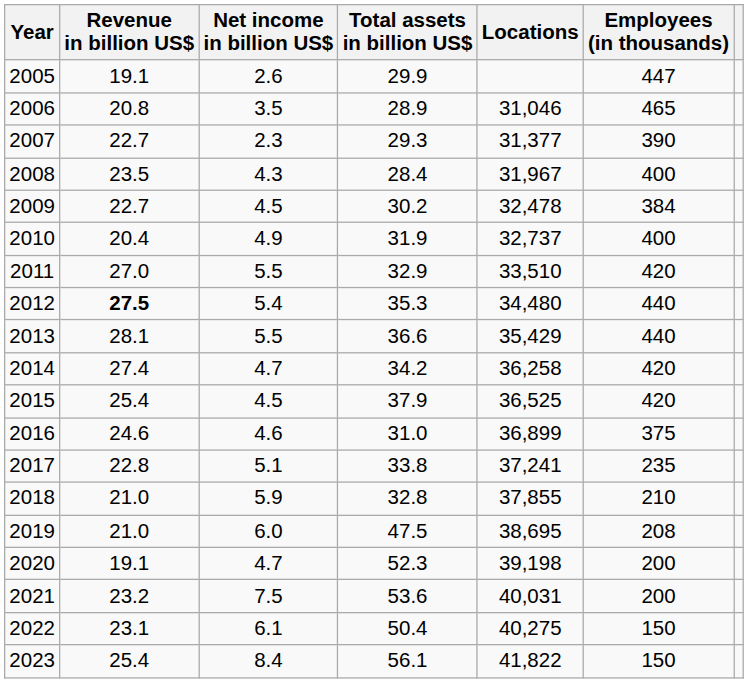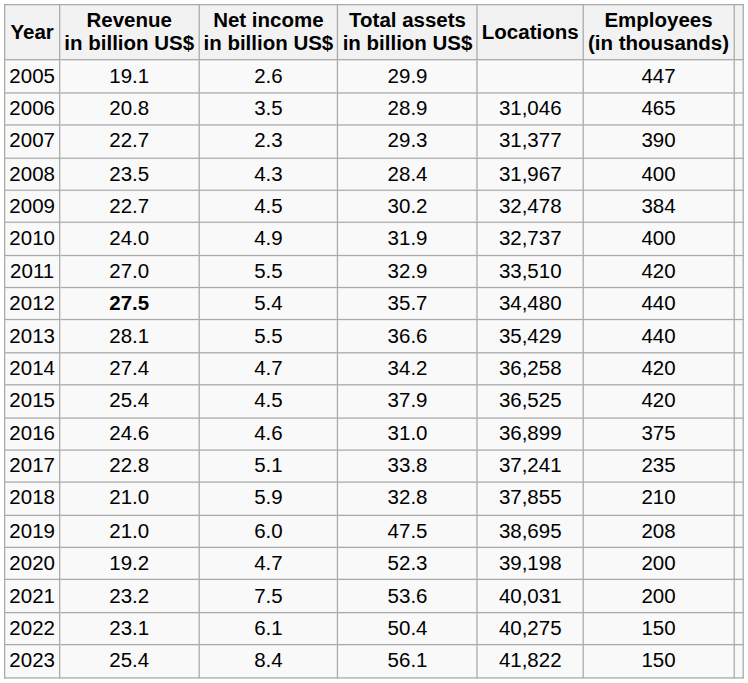(129, 238) 20.4 -> (129, 238) 24.0
(408, 303) 35.3 -> (408, 303) 35.7
(129, 563) 19.1 -> (129, 563) 19.2
